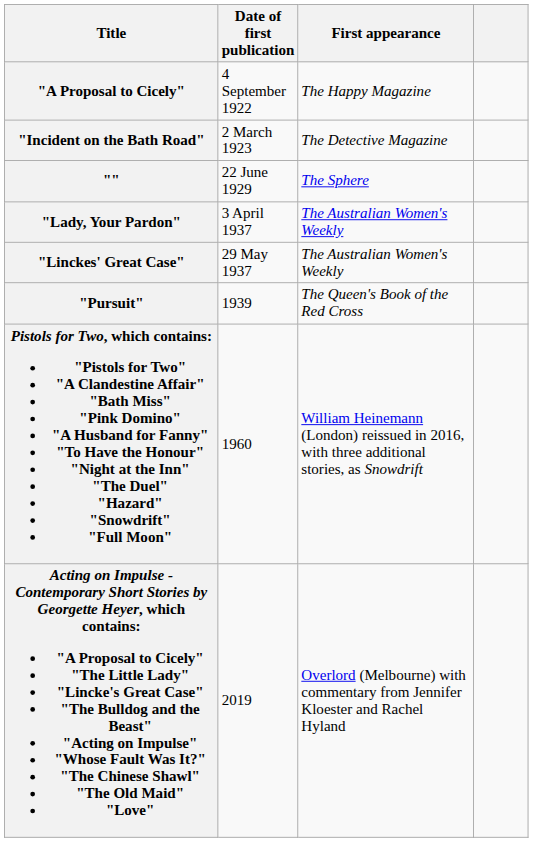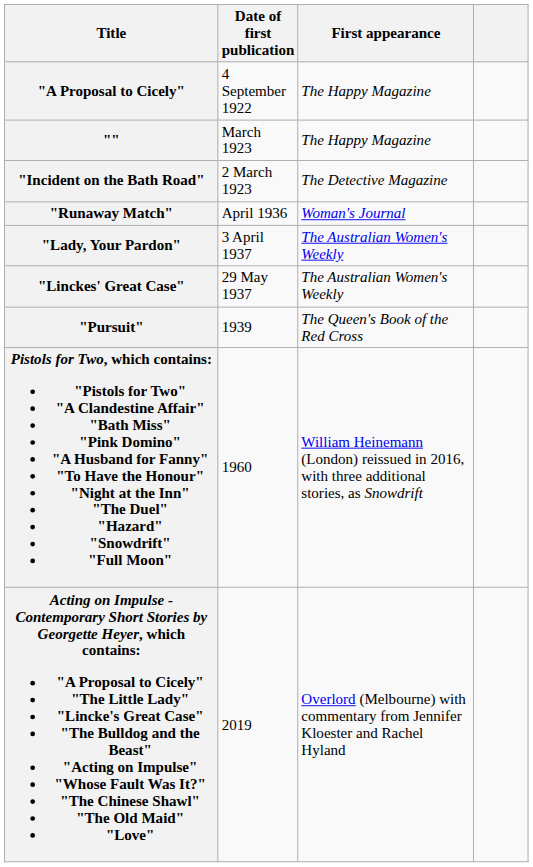+ row: (241, 140)
- row: (245, 181)
+ row: (254, 213)
